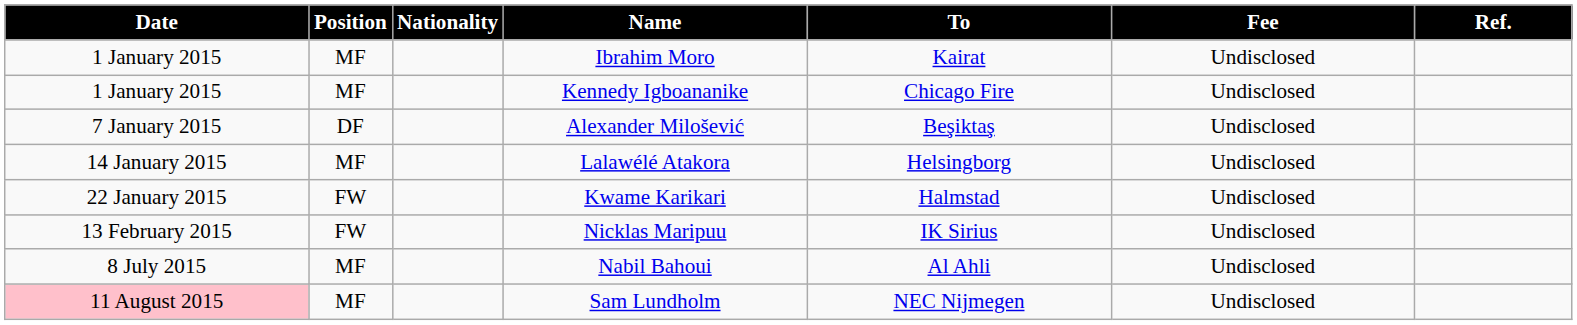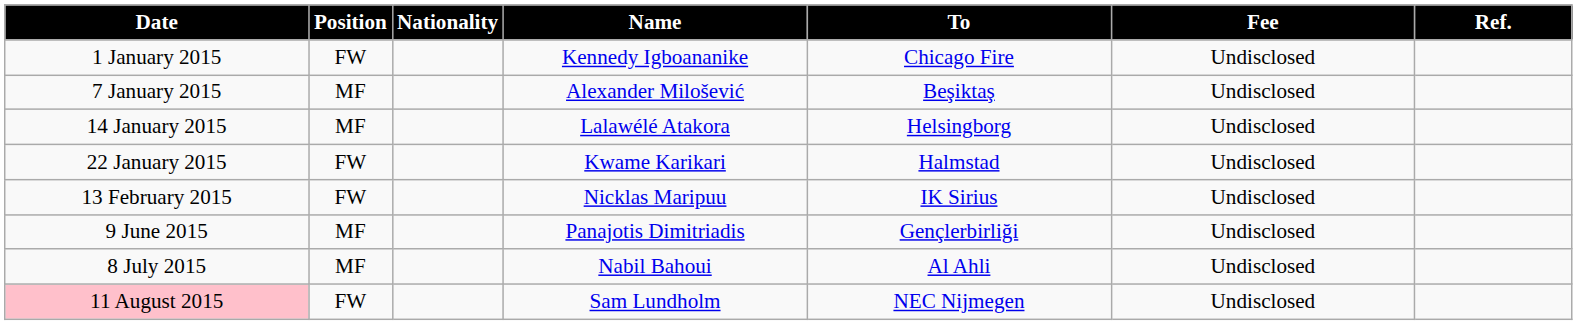- row: (655, 57)
(350, 92) MF -> (350, 57) FW
(350, 127) DF -> (350, 92) MF
+ row: (655, 231)
(350, 301) MF -> (350, 301) FW
